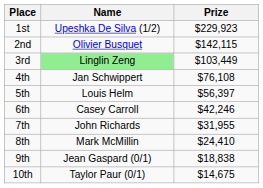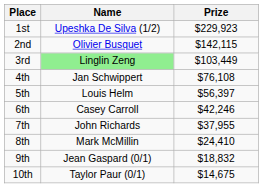(216, 126) $31,955 -> (216, 126) $37,955
(216, 158) $18,838 -> (216, 158) $18,832
